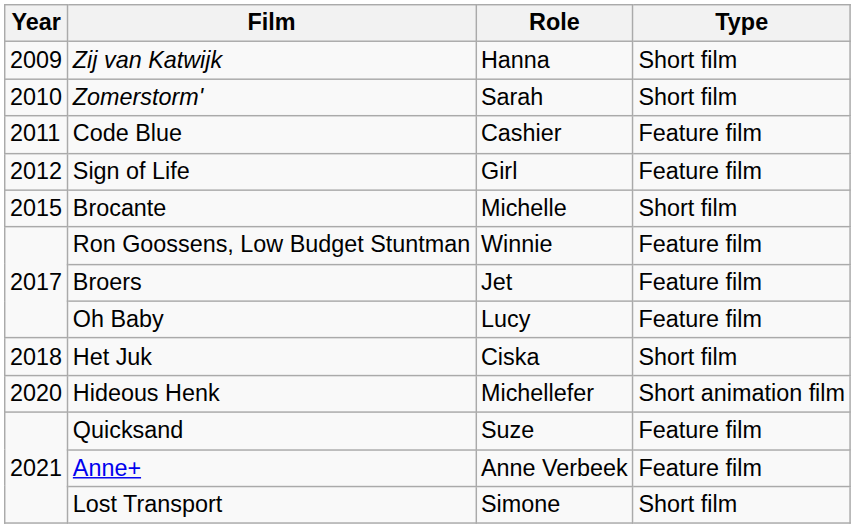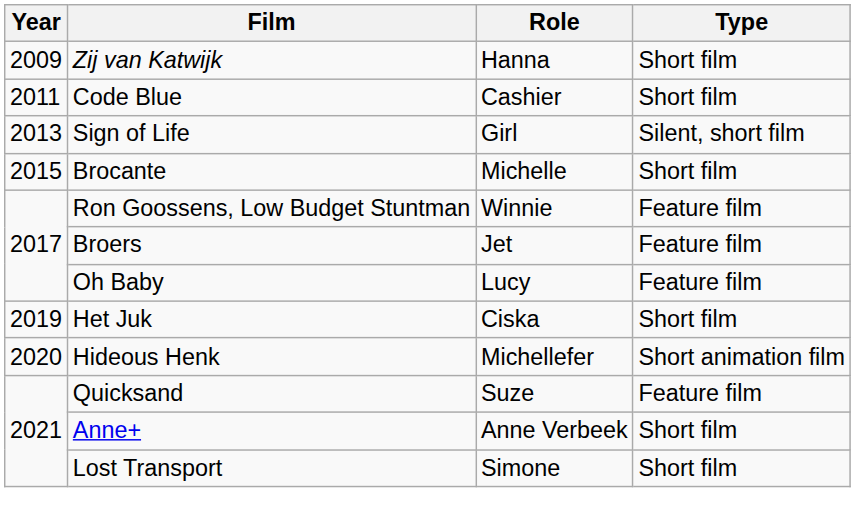- row: (138, 97)
(700, 134) Feature film -> (688, 97) Short film
(36, 171) 2012 -> (36, 134) 2013
(700, 171) Feature film -> (722, 134) Silent, short film
(36, 356) 2018 -> (36, 319) 2019
(700, 467) Feature film -> (688, 430) Short film
